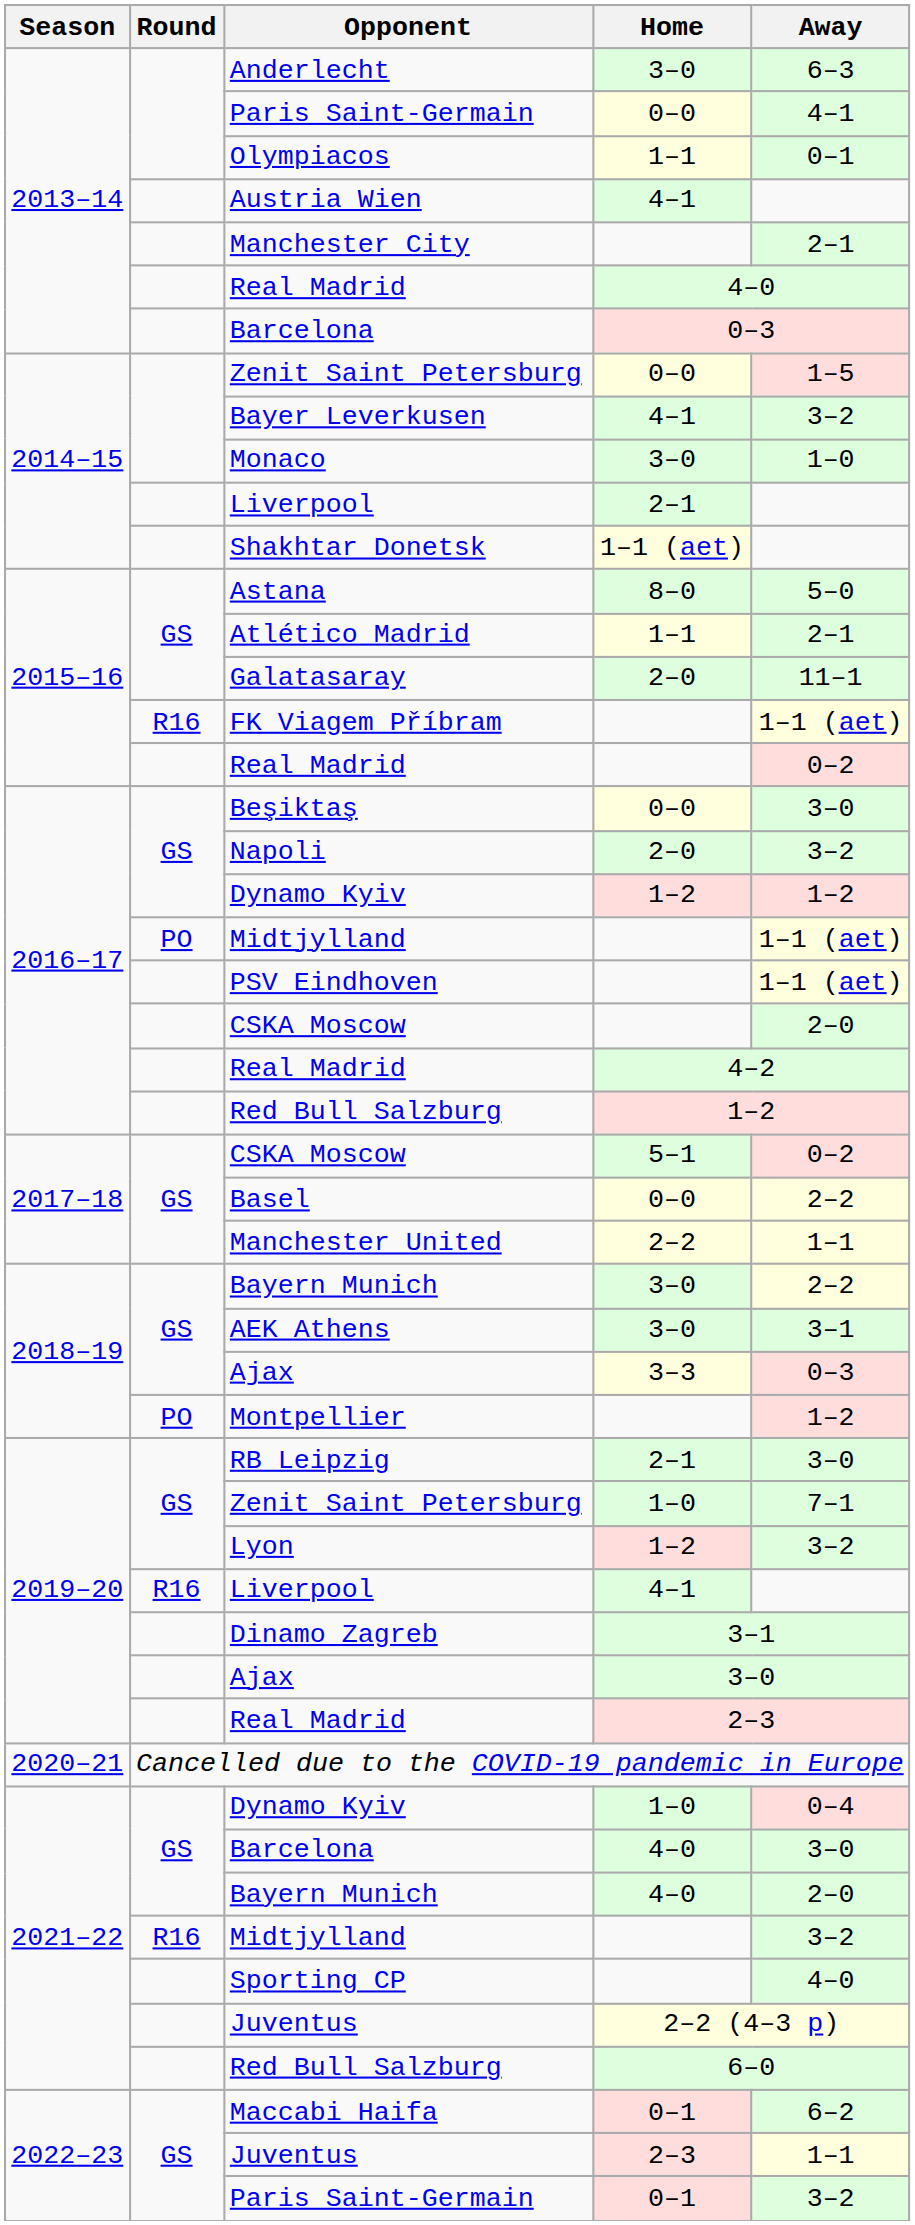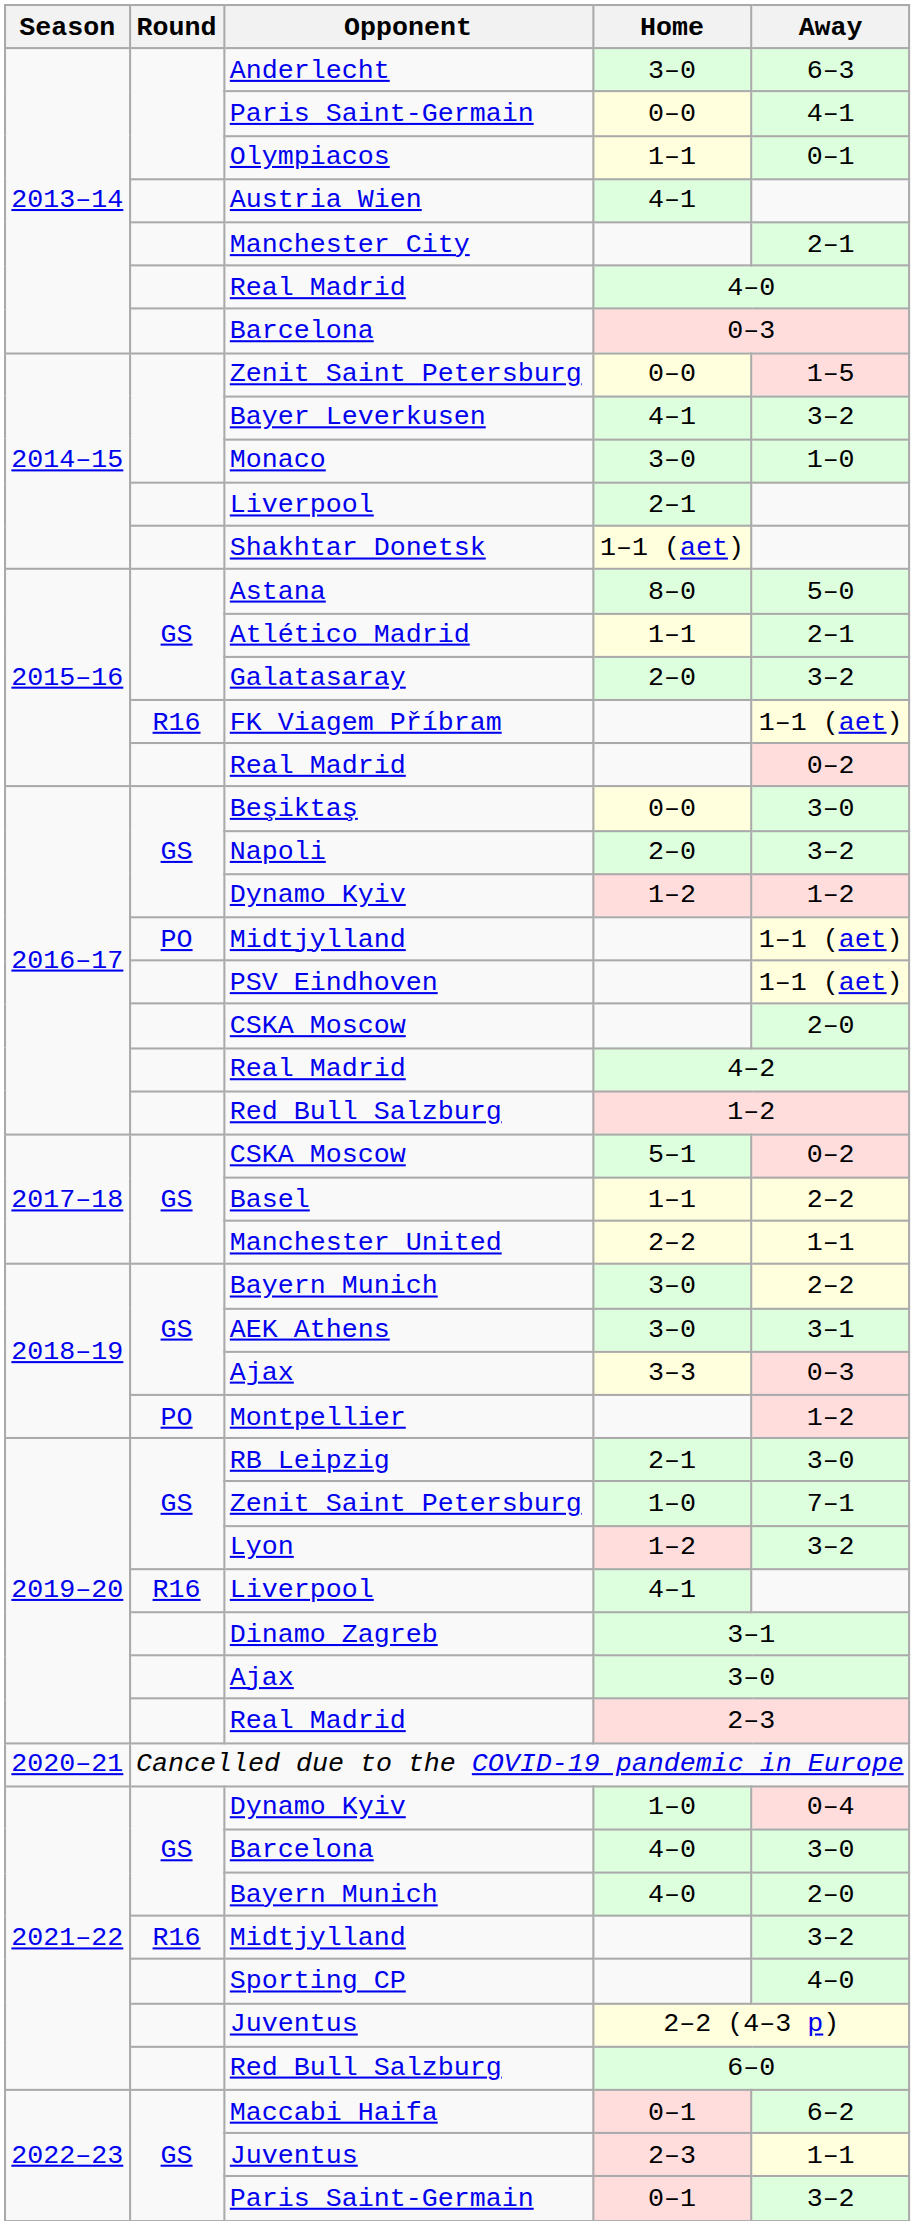(831, 678) 11–1 -> (831, 678) 3–2
(672, 1199) 0–0 -> (672, 1199) 1–1
